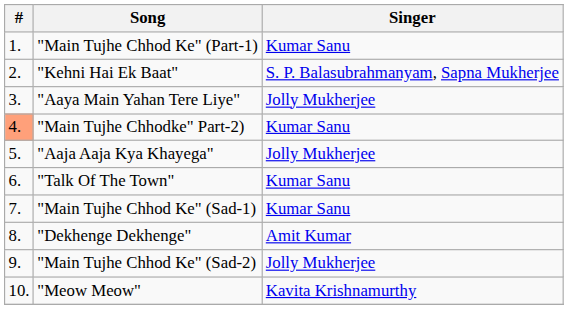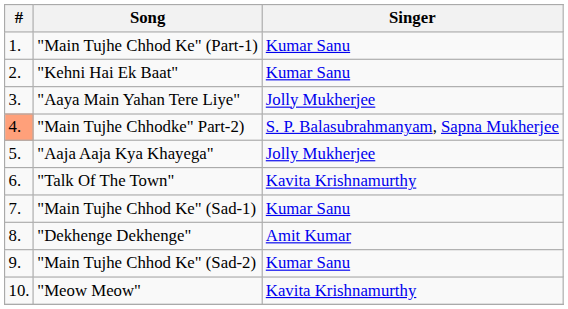(412, 72) S. P. Balasubrahmanyam, Sapna Mukherjee -> (308, 72) Kumar Sanu
(308, 126) Kumar Sanu -> (412, 126) S. P. Balasubrahmanyam, Sapna Mukherjee
(308, 181) Kumar Sanu -> (341, 181) Kavita Krishnamurthy
(321, 262) Jolly Mukherjee -> (308, 262) Kumar Sanu
